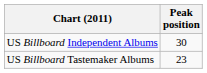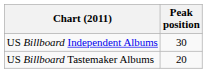(181, 59) 23 -> (181, 59) 20
